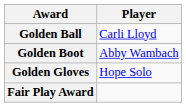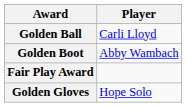rows swapped: (50, 72) <-> (50, 92)
